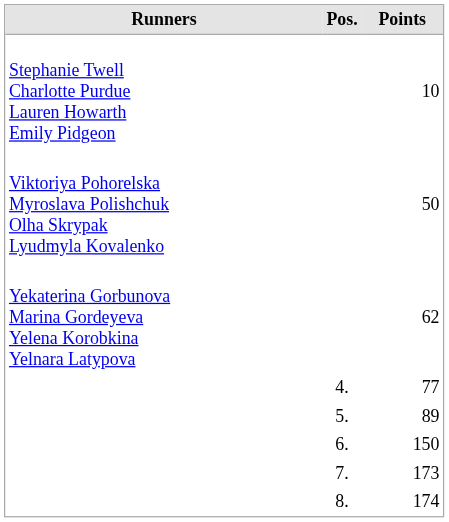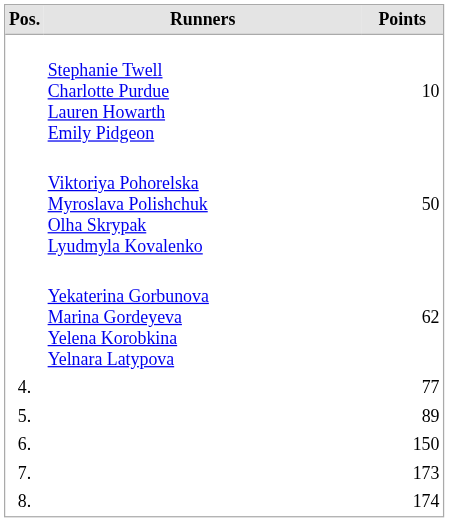columns swapped: (342, 19) <-> (164, 19)
